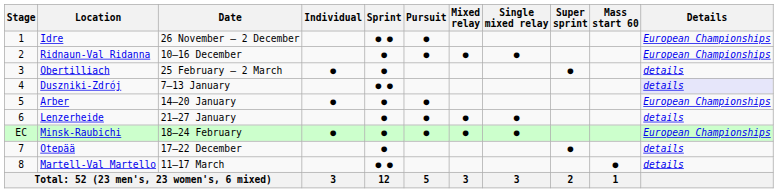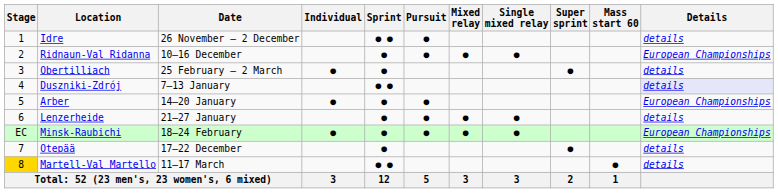(707, 39) European Championships -> (664, 39) details
(21, 164) no background -> (21, 164) gold background
